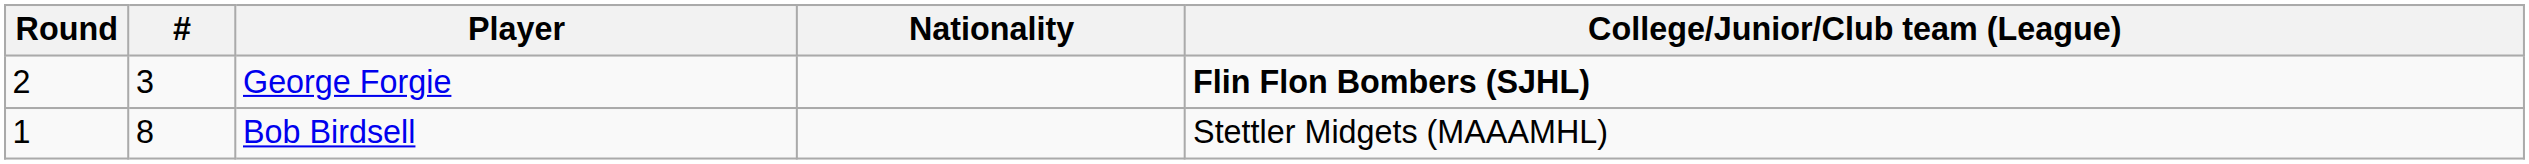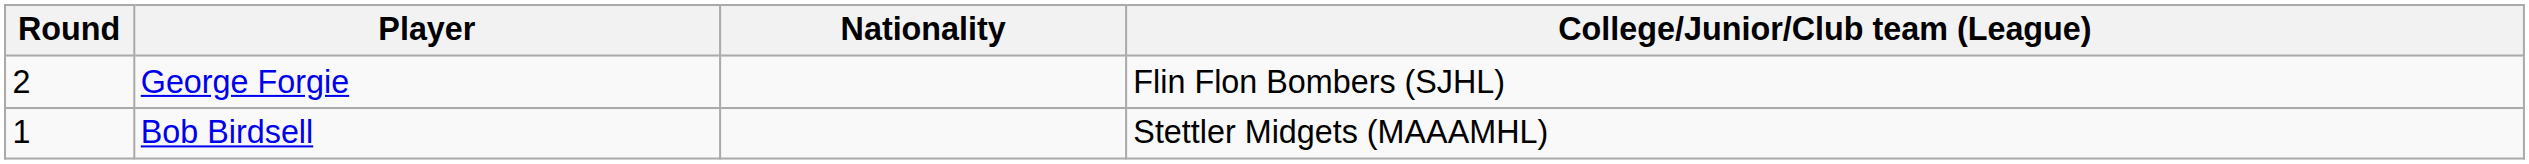- column: (182, 30)
(1392, 81) bold -> (1319, 81) normal
